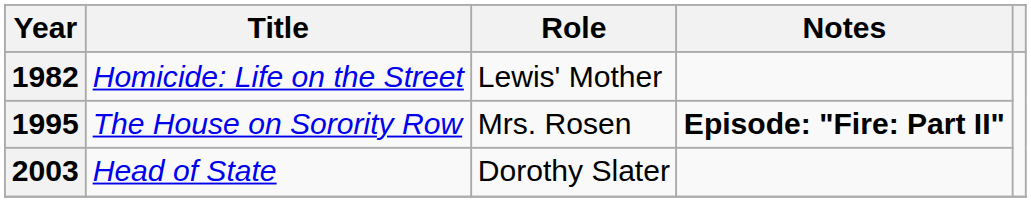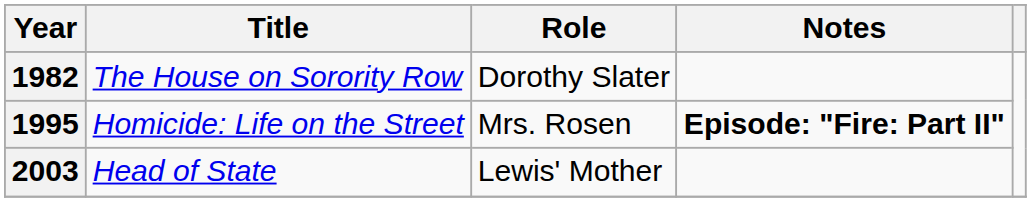(278, 76) Homicide: Life on the Street -> (277, 76) The House on Sorority Row
(570, 76) Lewis' Mother -> (574, 76) Dorothy Slater
(277, 123) The House on Sorority Row -> (278, 123) Homicide: Life on the Street
(574, 171) Dorothy Slater -> (570, 171) Lewis' Mother
